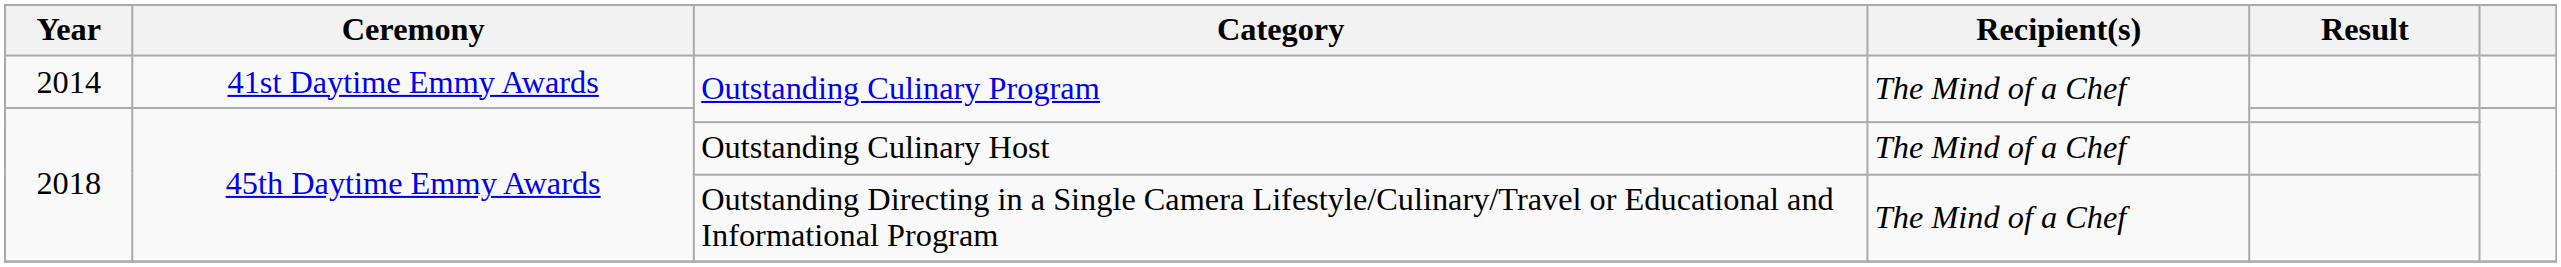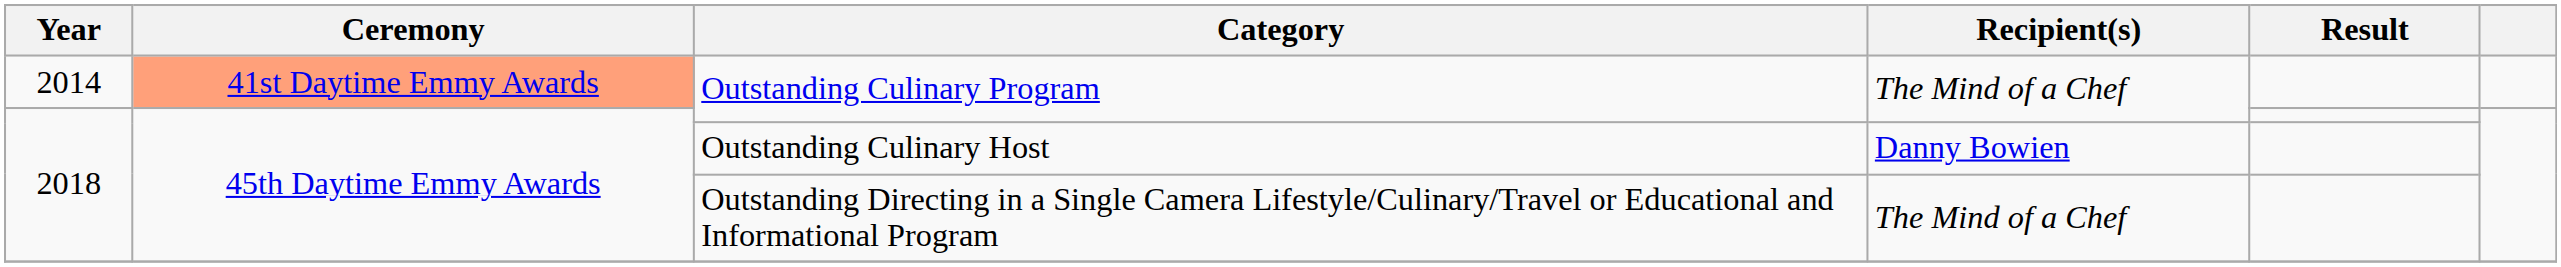(413, 81) no background -> (413, 81) lightsalmon background
(2001, 147) The Mind of a Chef -> (1972, 147) Danny Bowien
